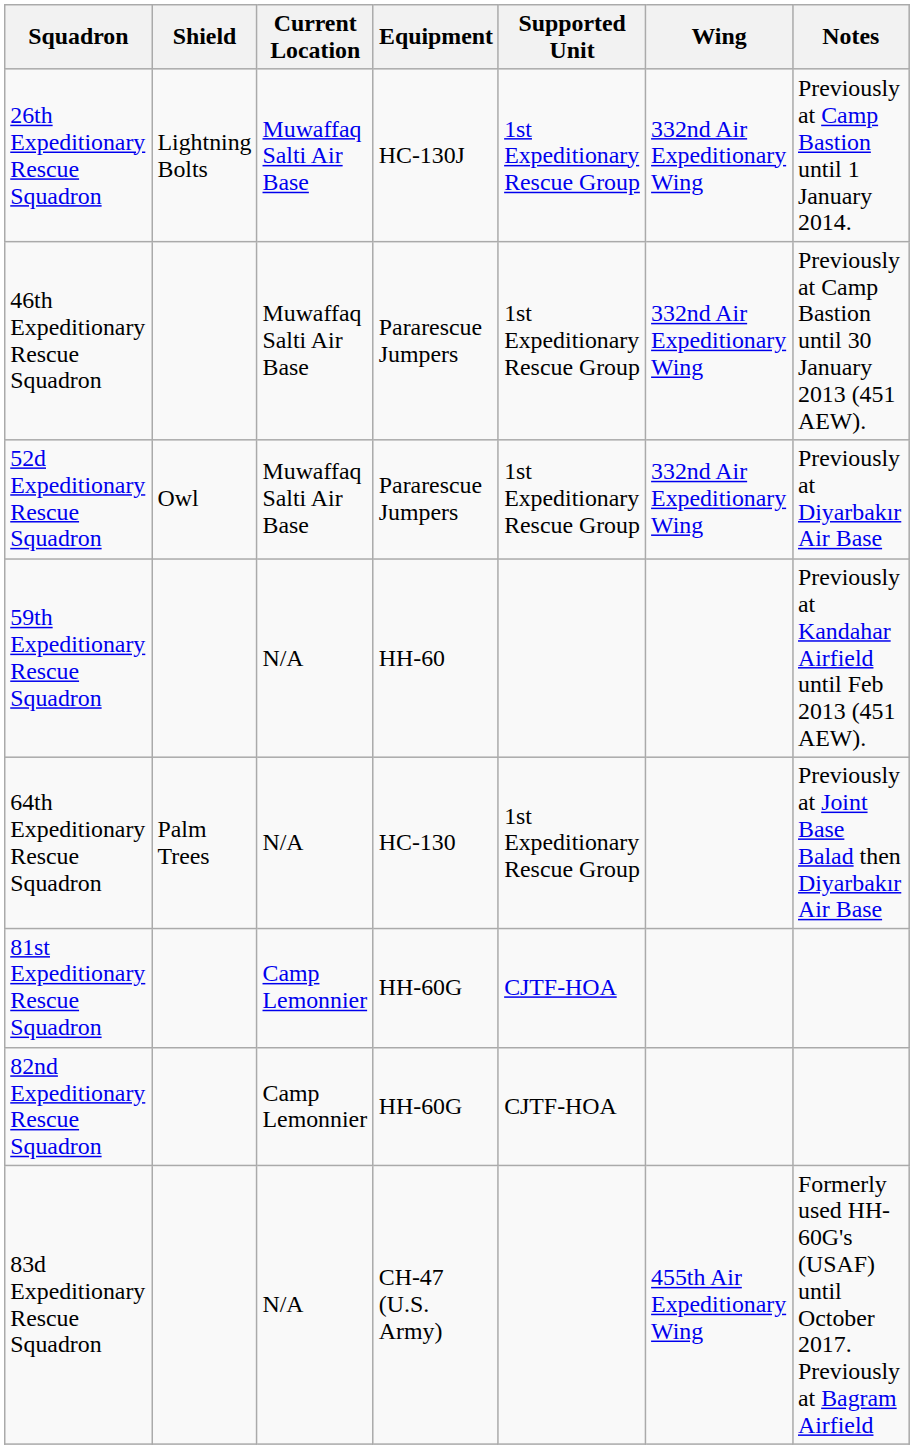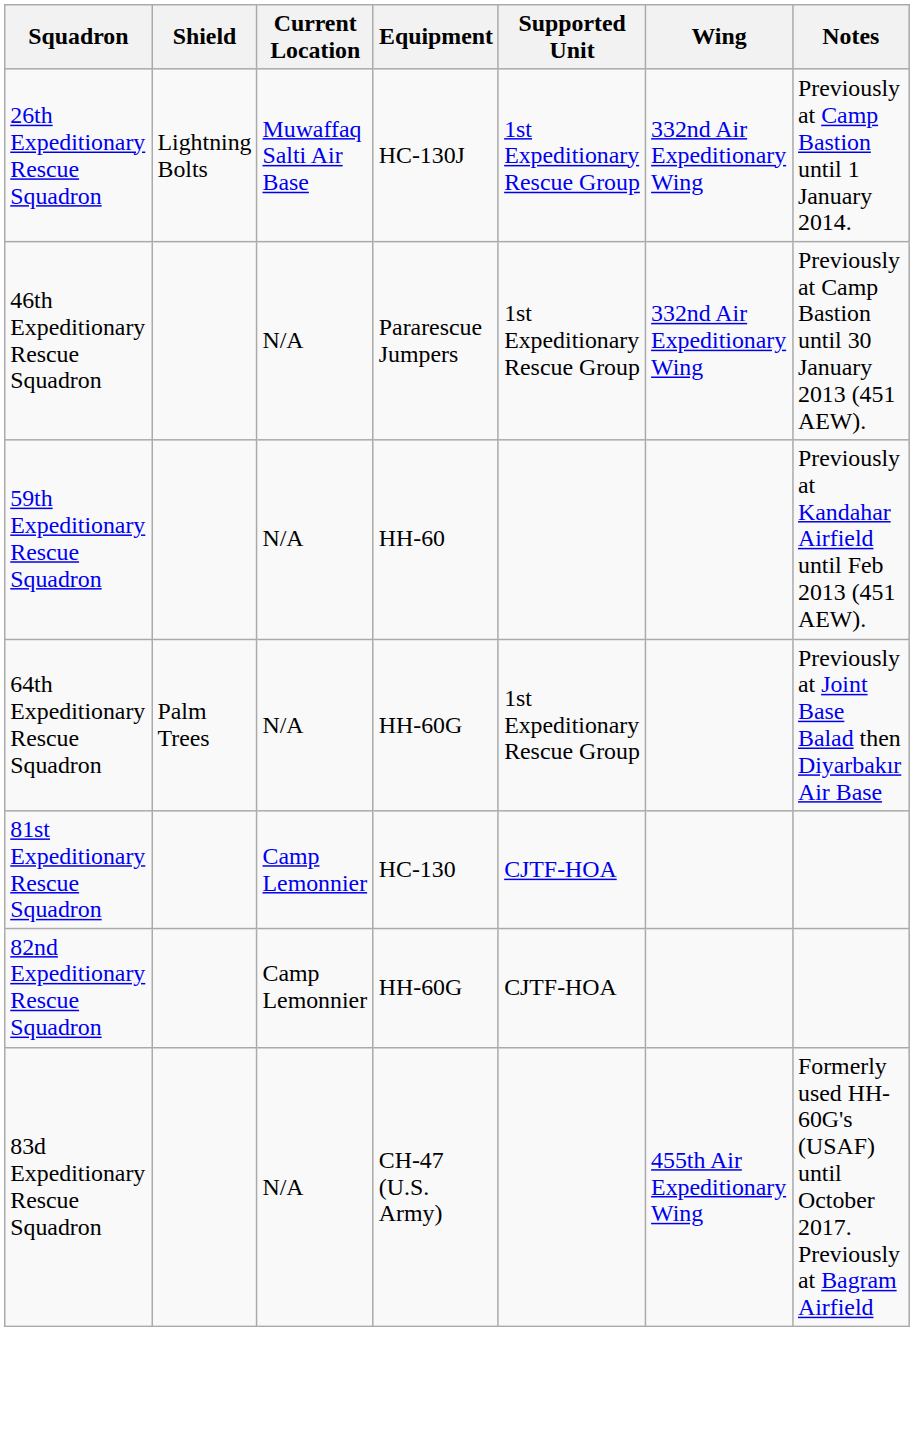(312, 340) Muwaffaq Salti Air Base -> (283, 340) N/A
- row: (78, 498)
(417, 842) HC-130 -> (421, 724) HH-60G
(421, 987) HH-60G -> (417, 869) HC-130
